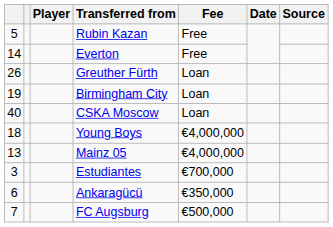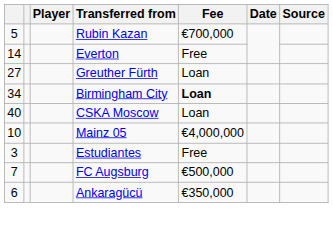(194, 34) Free -> (208, 34) €700,000
(14, 73) 26 -> (14, 73) 27
(14, 93) 19 -> (14, 93) 34
(195, 93) normal -> (196, 93) bold
- row: (109, 133)
(14, 152) 13 -> (14, 133) 10
(208, 172) €700,000 -> (194, 152) Free
rows swapped: (112, 212) <-> (109, 192)
